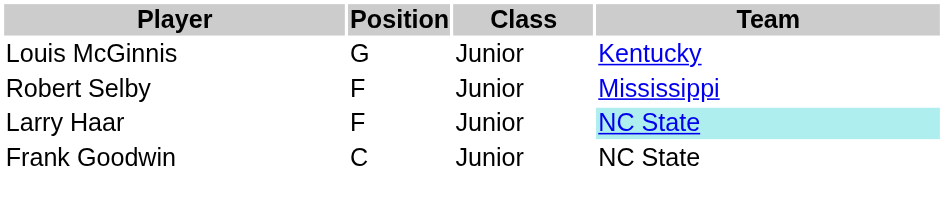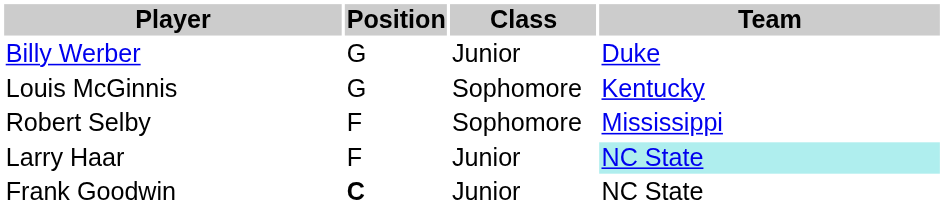+ row: (73, 54)
(490, 54) Junior -> (517, 88) Sophomore
(490, 88) Junior -> (517, 123) Sophomore
(359, 157) normal -> (356, 192) bold
